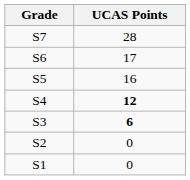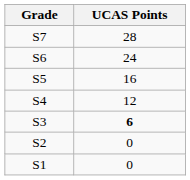(130, 57) 17 -> (130, 57) 24
(130, 100) bold -> (130, 100) normal
